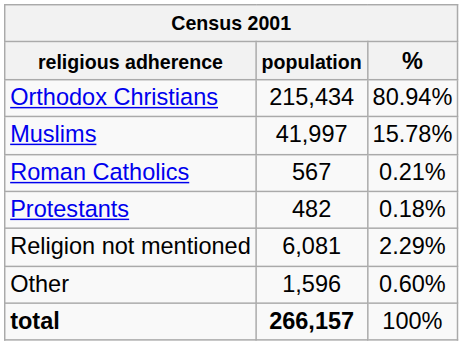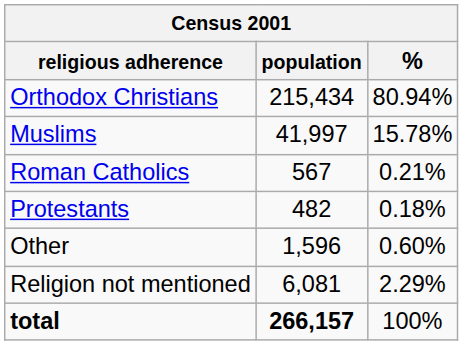rows swapped: (40, 284) <-> (130, 246)
